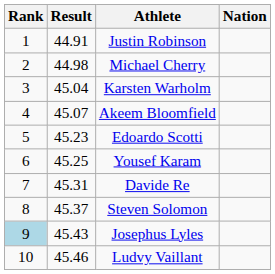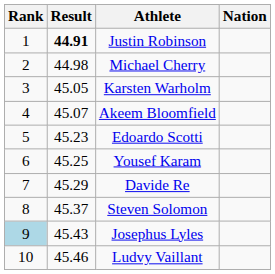(71, 40) normal -> (71, 40) bold
(71, 88) 45.04 -> (71, 88) 45.05
(71, 185) 45.31 -> (71, 185) 45.29
